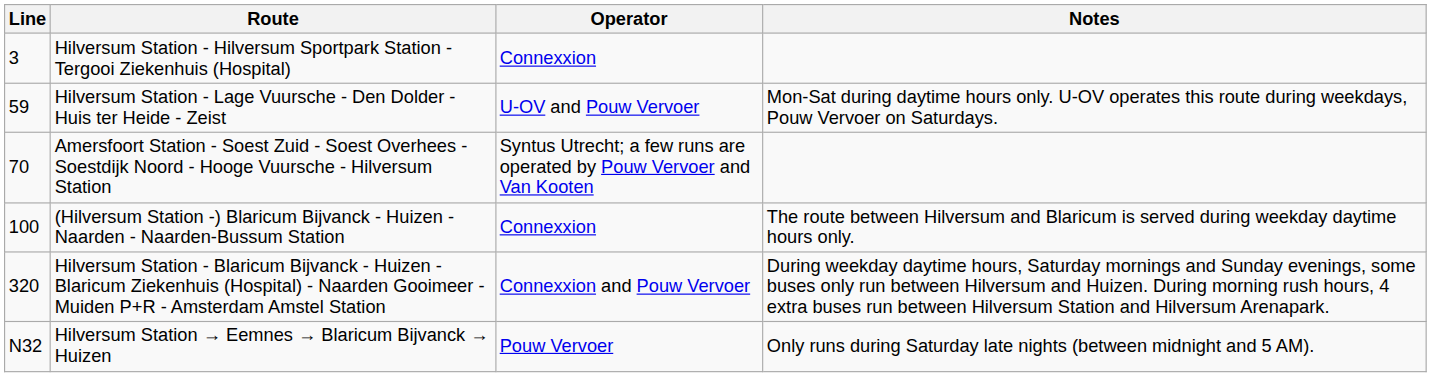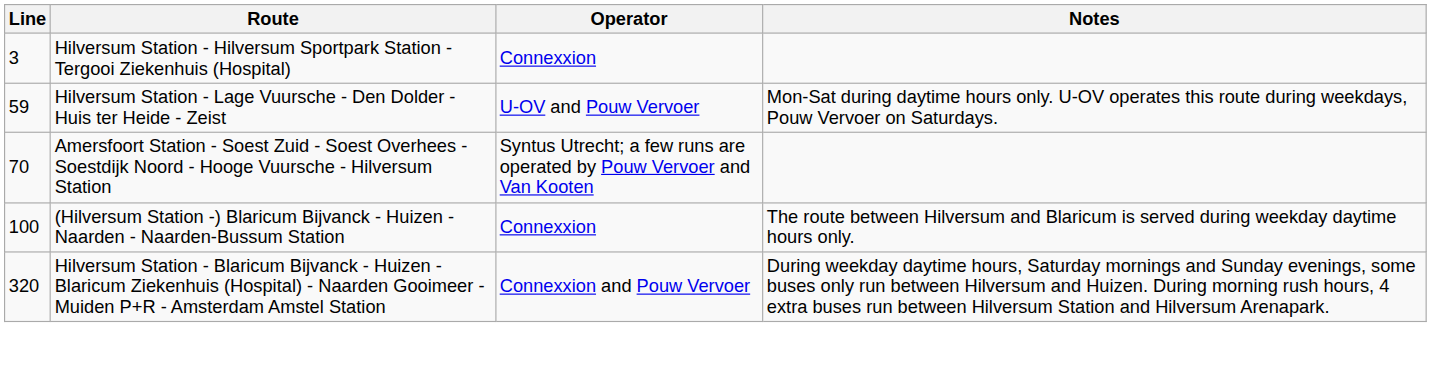- row: (272, 346)
